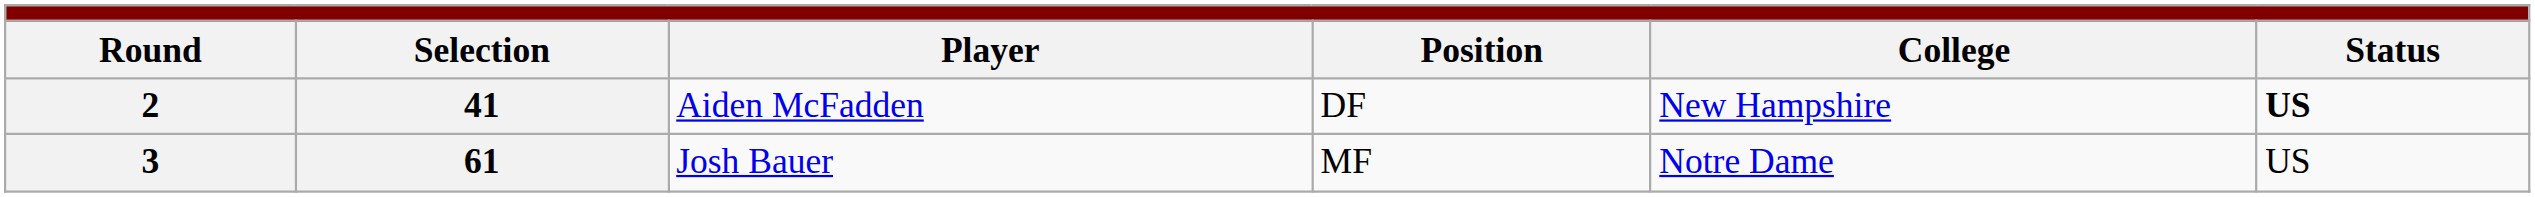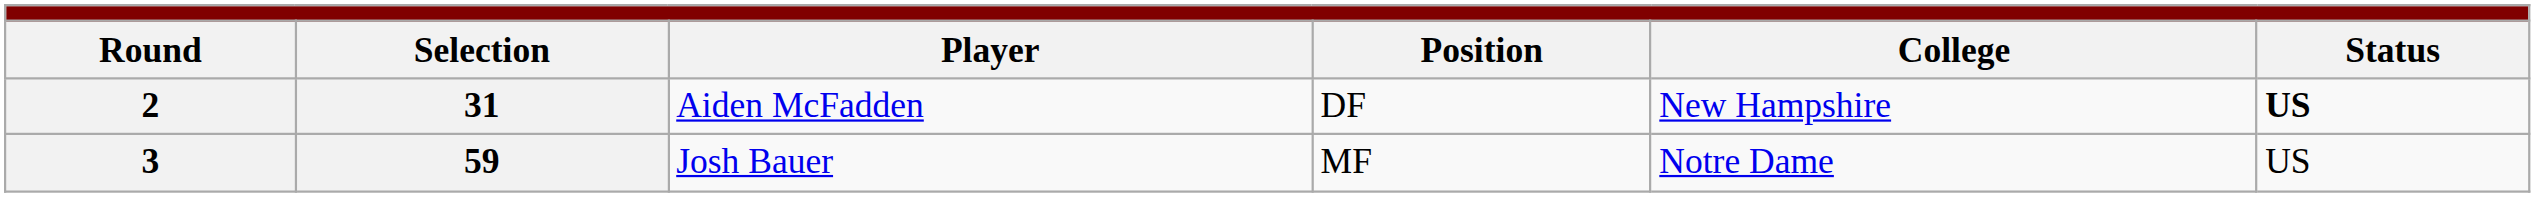(482, 105) 41 -> (482, 105) 31
(482, 161) 61 -> (482, 161) 59
